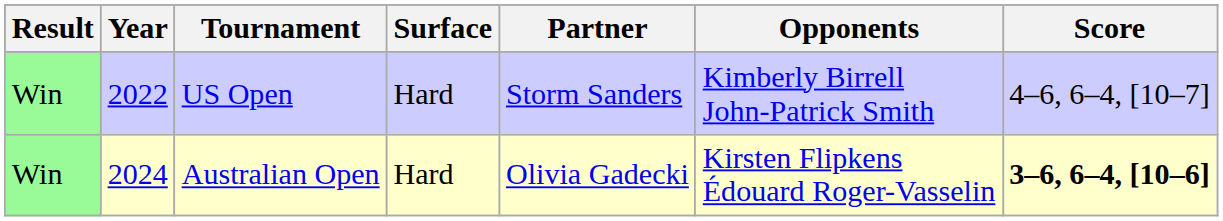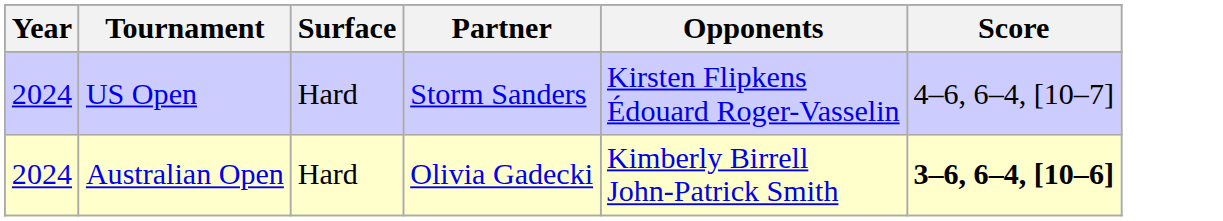- column: (53, 28)
(138, 92) 2022 -> (42, 92) 2024
(818, 92) Kimberly Birrell John-Patrick Smith -> (753, 92) Kirsten Flipkens Édouard Roger-Vasselin
(849, 174) Kirsten Flipkens Édouard Roger-Vasselin -> (723, 174) Kimberly Birrell John-Patrick Smith
